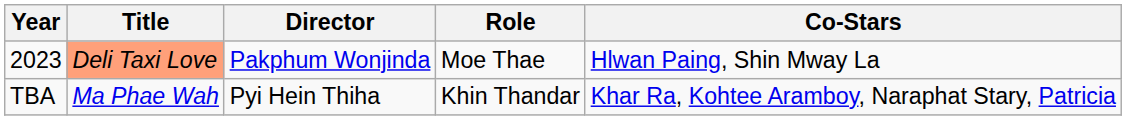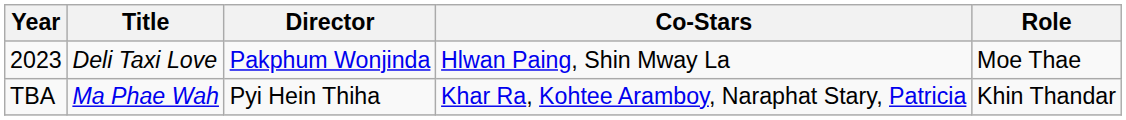columns swapped: (853, 22) <-> (511, 22)
(145, 59) lightsalmon background -> (145, 59) no background
